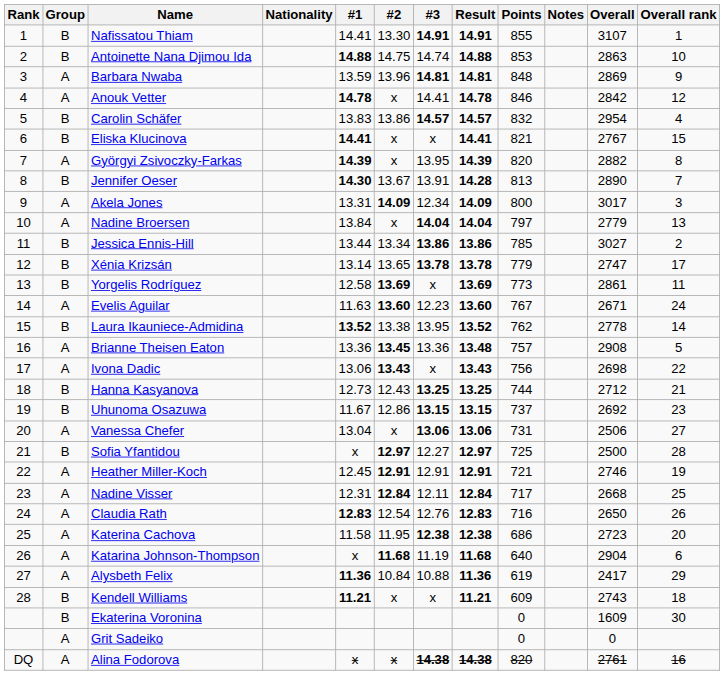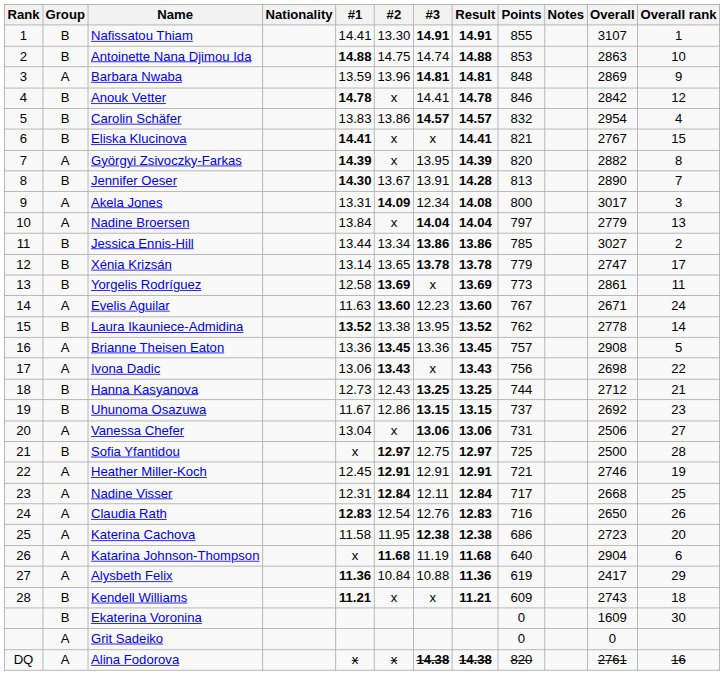(65, 98) A -> (65, 98) B
(475, 202) 14.09 -> (475, 202) 14.08
(475, 347) 13.48 -> (475, 347) 13.45
(433, 451) 12.27 -> (433, 451) 12.75
